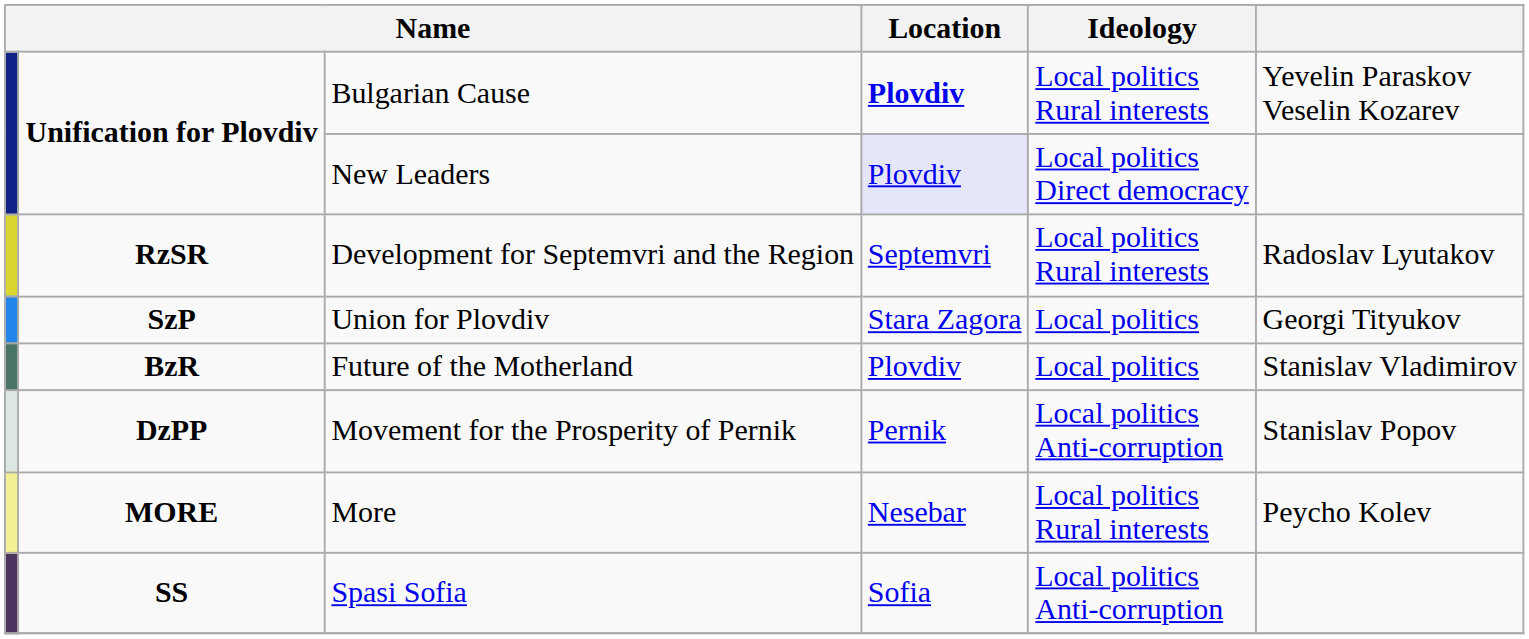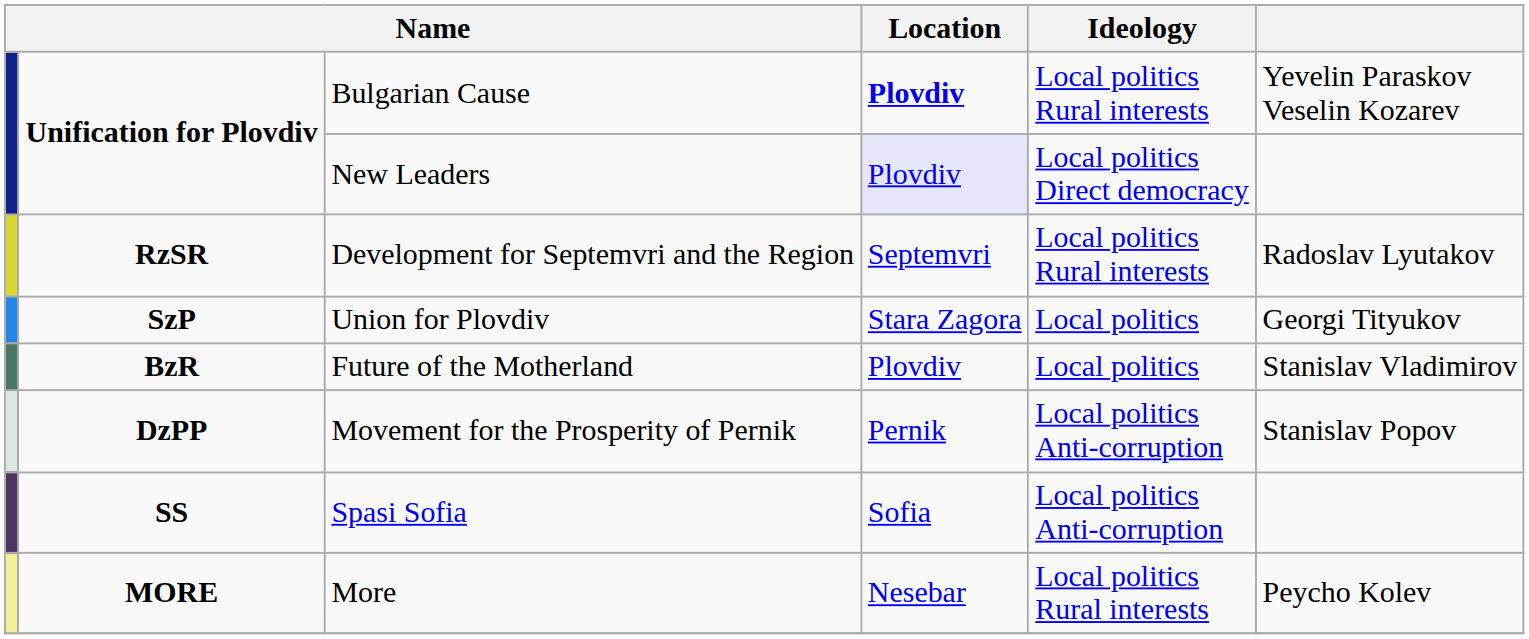rows swapped: (399, 592) <-> (364, 511)
